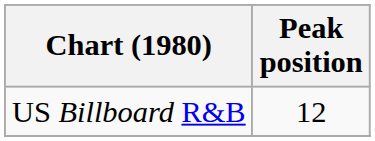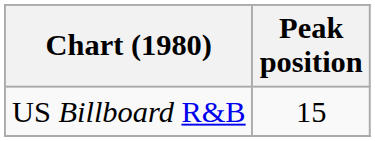(311, 111) 12 -> (311, 111) 15
